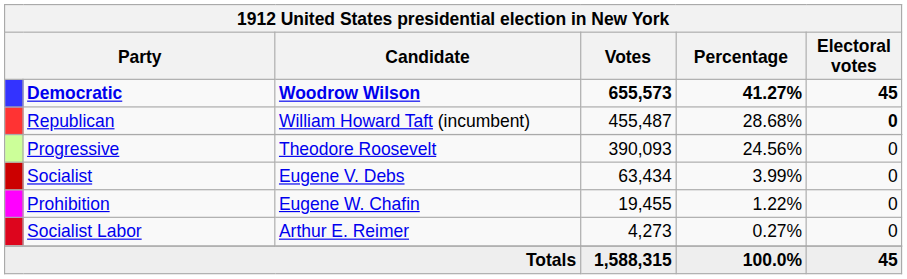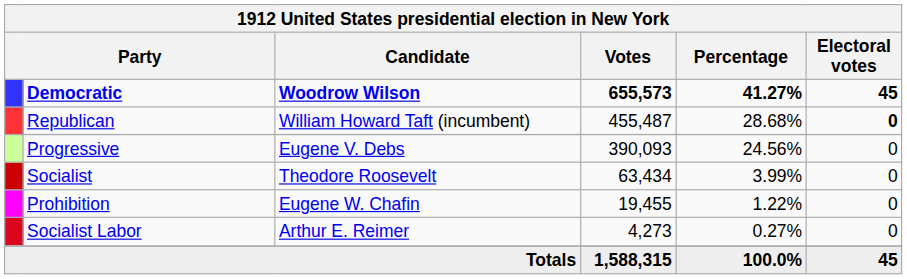(358, 149) Theodore Roosevelt -> (342, 149) Eugene V. Debs
(342, 177) Eugene V. Debs -> (358, 177) Theodore Roosevelt
